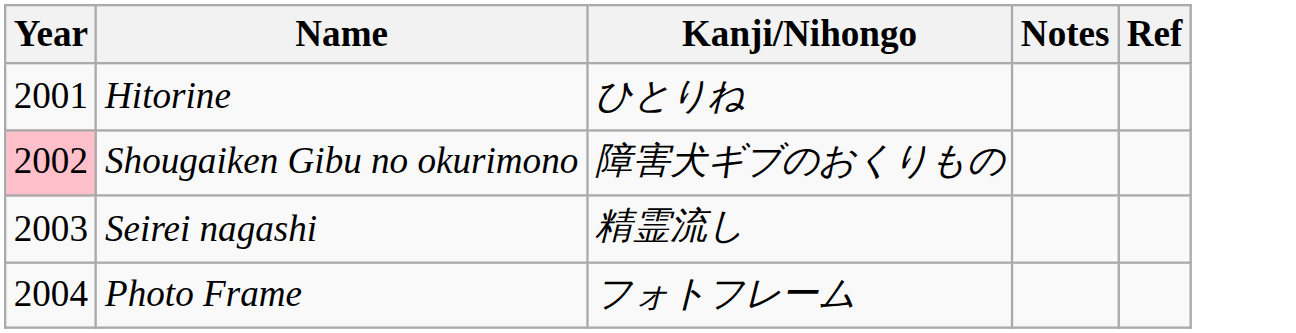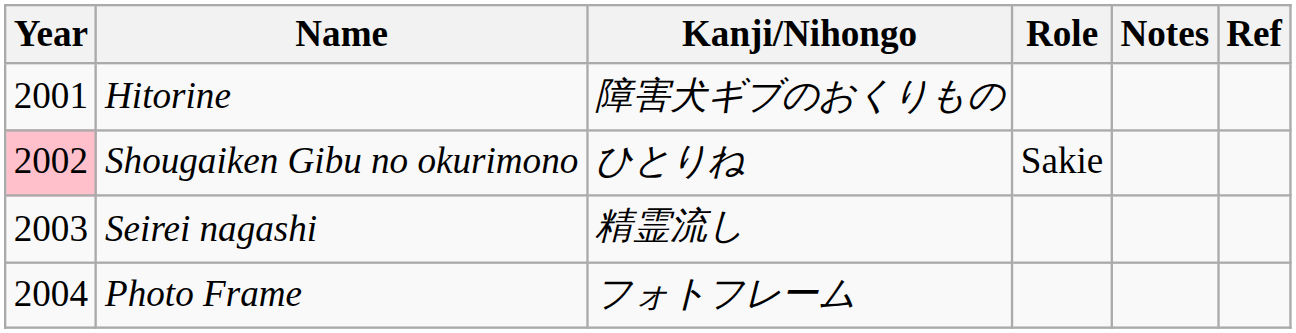+ column: (1062, 33)
(670, 95) ひとりね -> (800, 95) 障害犬ギブのおくりもの
(800, 160) 障害犬ギブのおくりもの -> (670, 160) ひとりね
